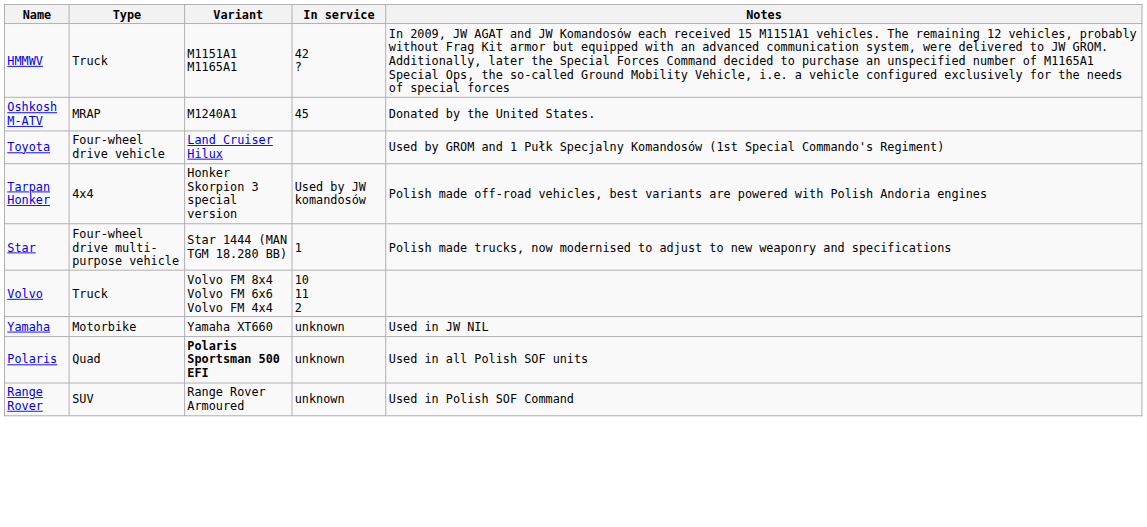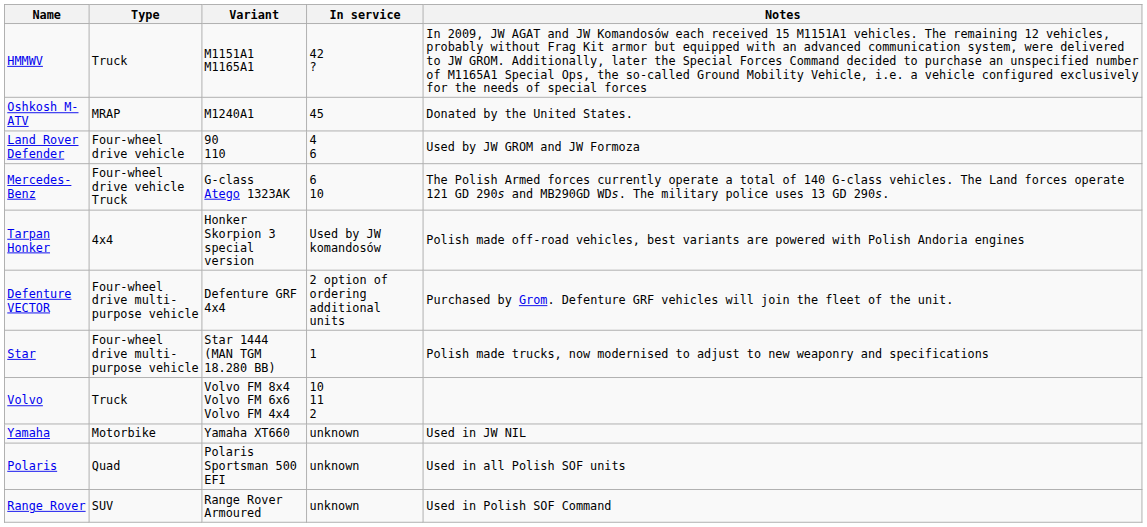- row: (29, 147)
+ row: (43, 147)
+ row: (39, 187)
+ row: (39, 300)
(234, 359) bold -> (251, 466) normal
